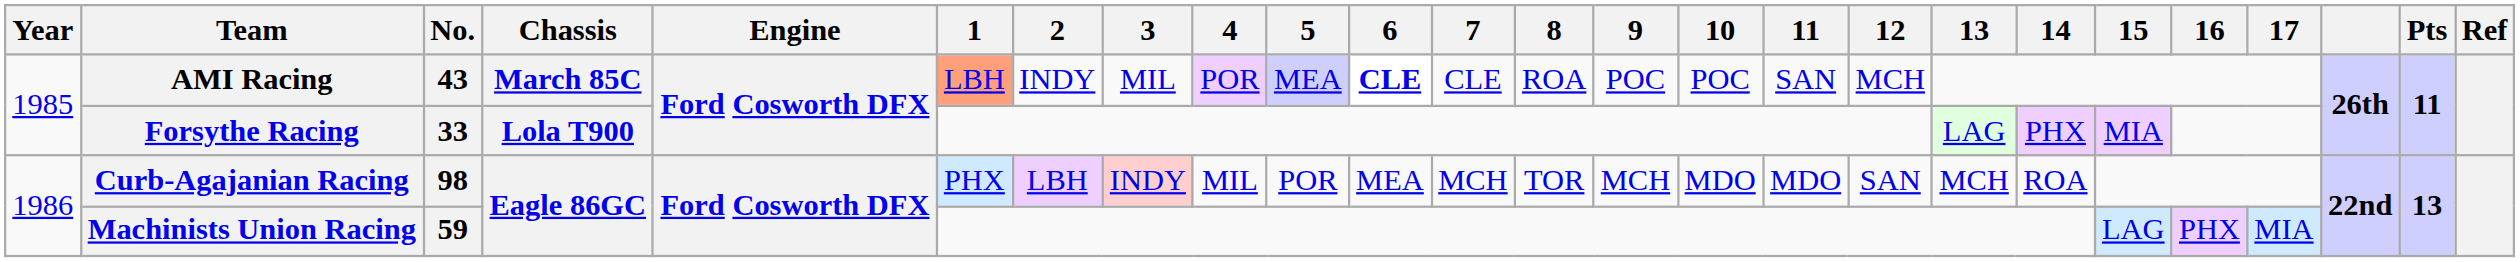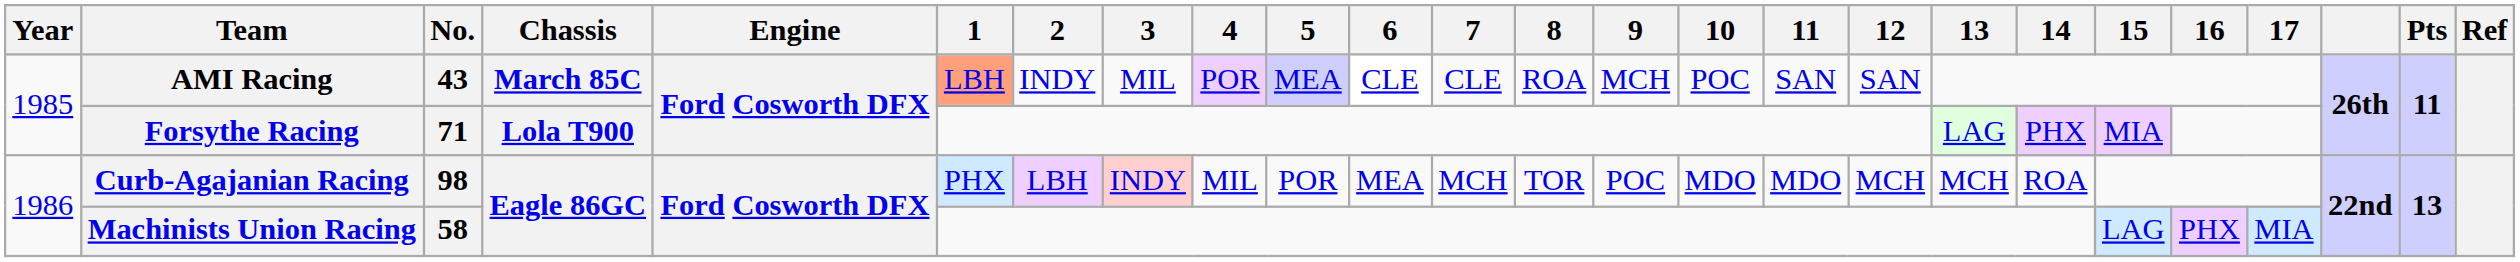(1390, 79) bold -> (1390, 79) normal
(1635, 79) POC -> (1635, 79) MCH
(1890, 79) MCH -> (1890, 79) SAN
(453, 129) 33 -> (453, 129) 71
(1635, 180) MCH -> (1635, 180) POC
(1890, 180) SAN -> (1890, 180) MCH
(453, 230) 59 -> (453, 230) 58
